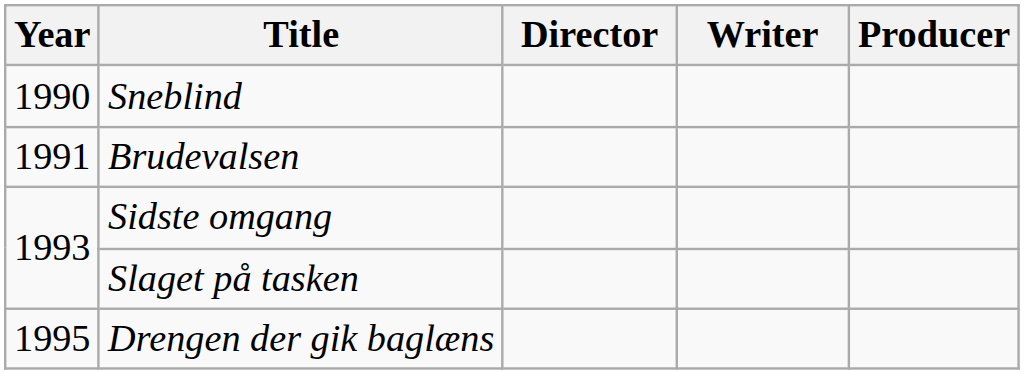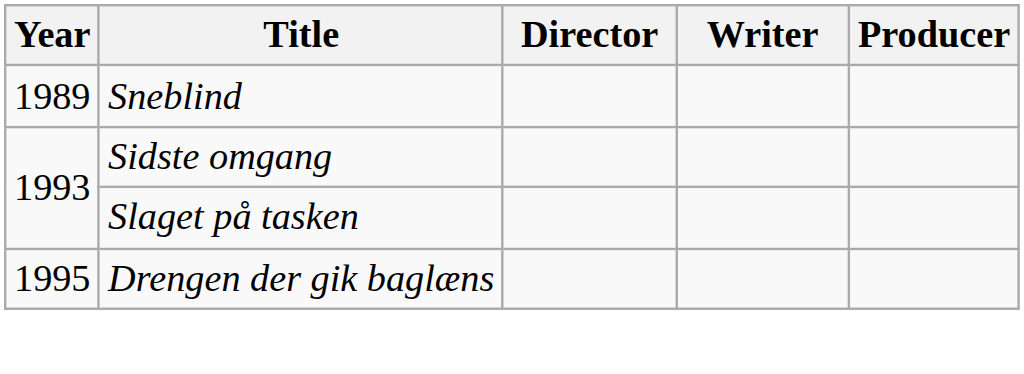(52, 95) 1990 -> (52, 95) 1989
- row: (204, 156)
